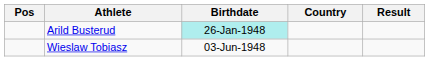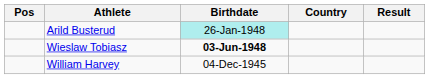(235, 47) normal -> (235, 47) bold
+ row: (83, 64)
